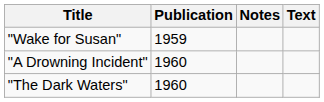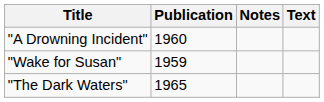rows swapped: (65, 39) <-> (78, 62)
(171, 85) 1960 -> (171, 85) 1965
